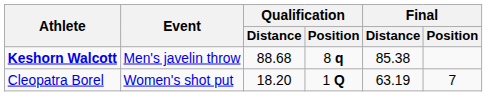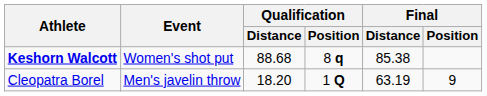(182, 58) Men's javelin throw -> (178, 58) Women's shot put
(178, 80) Women's shot put -> (182, 80) Men's javelin throw
(452, 80) 7 -> (452, 80) 9
